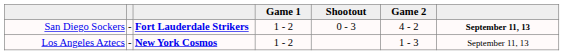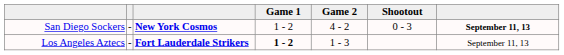columns swapped: (409, 12) <-> (346, 12)
(192, 27) Fort Lauderdale Strikers -> (176, 27) New York Cosmos
(176, 42) New York Cosmos -> (192, 42) Fort Lauderdale Strikers
(283, 42) normal -> (283, 42) bold
